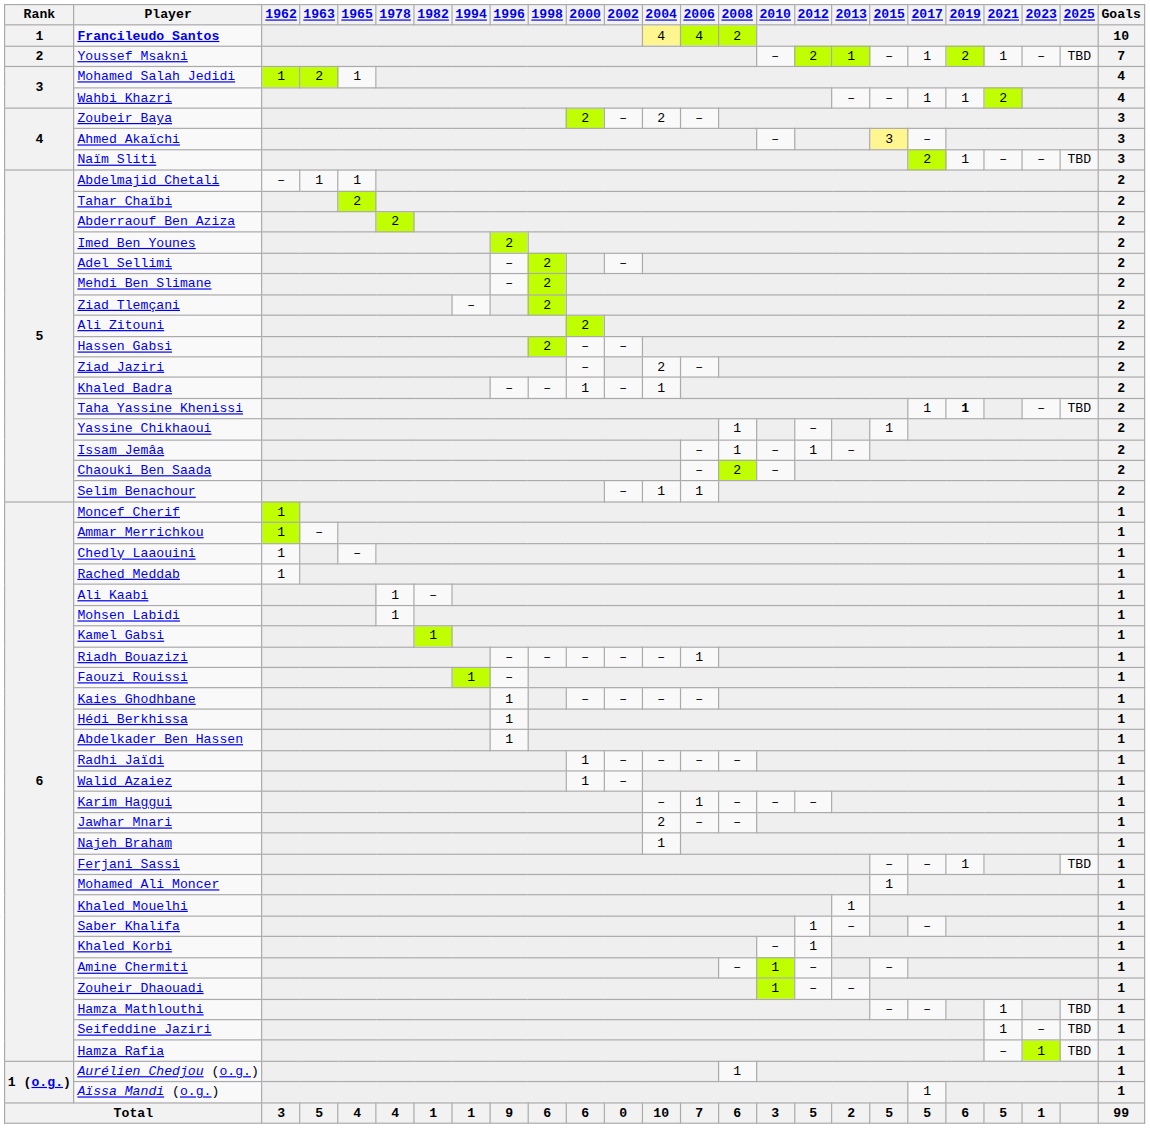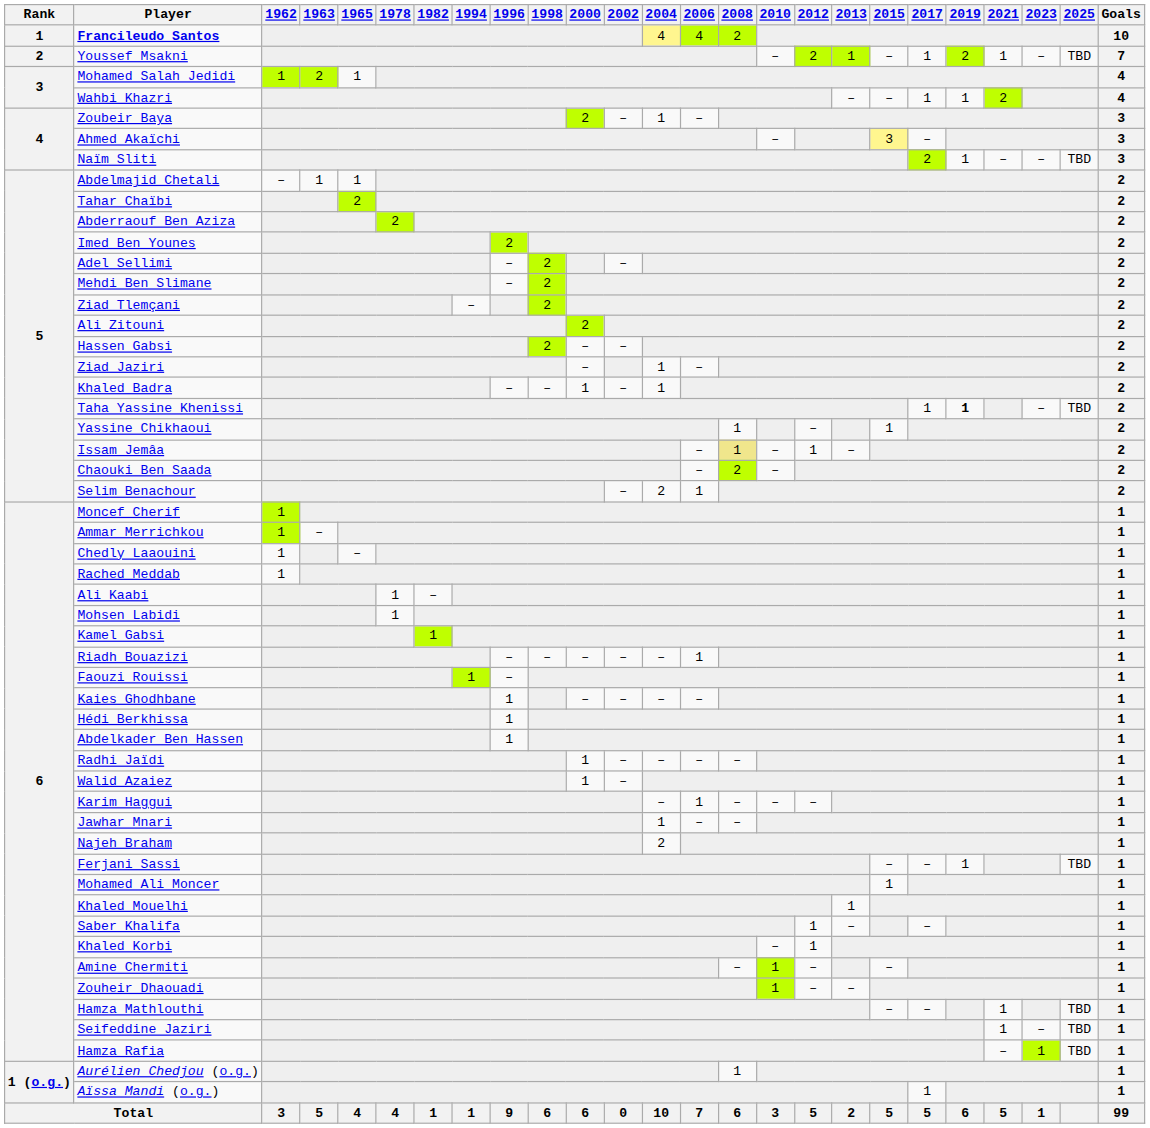(661, 119) 2 -> (661, 119) 1
(661, 367) 2 -> (661, 367) 1
(737, 450) no background -> (737, 450) khaki background
(661, 491) 1 -> (661, 491) 2
(661, 823) 2 -> (661, 823) 1
(661, 844) 1 -> (661, 844) 2
